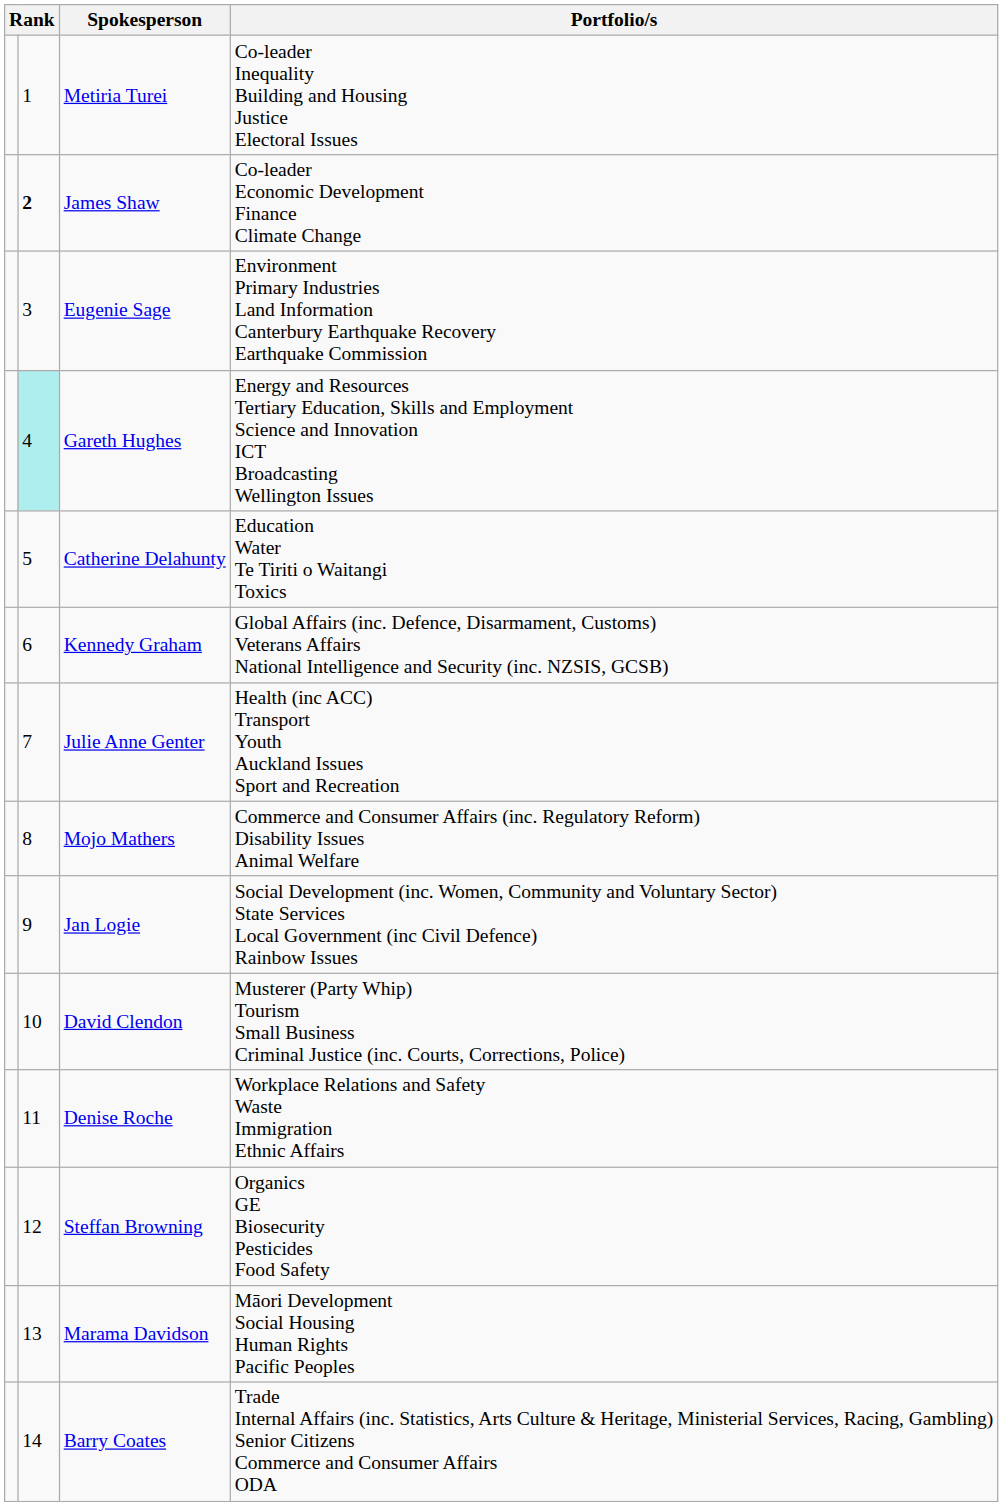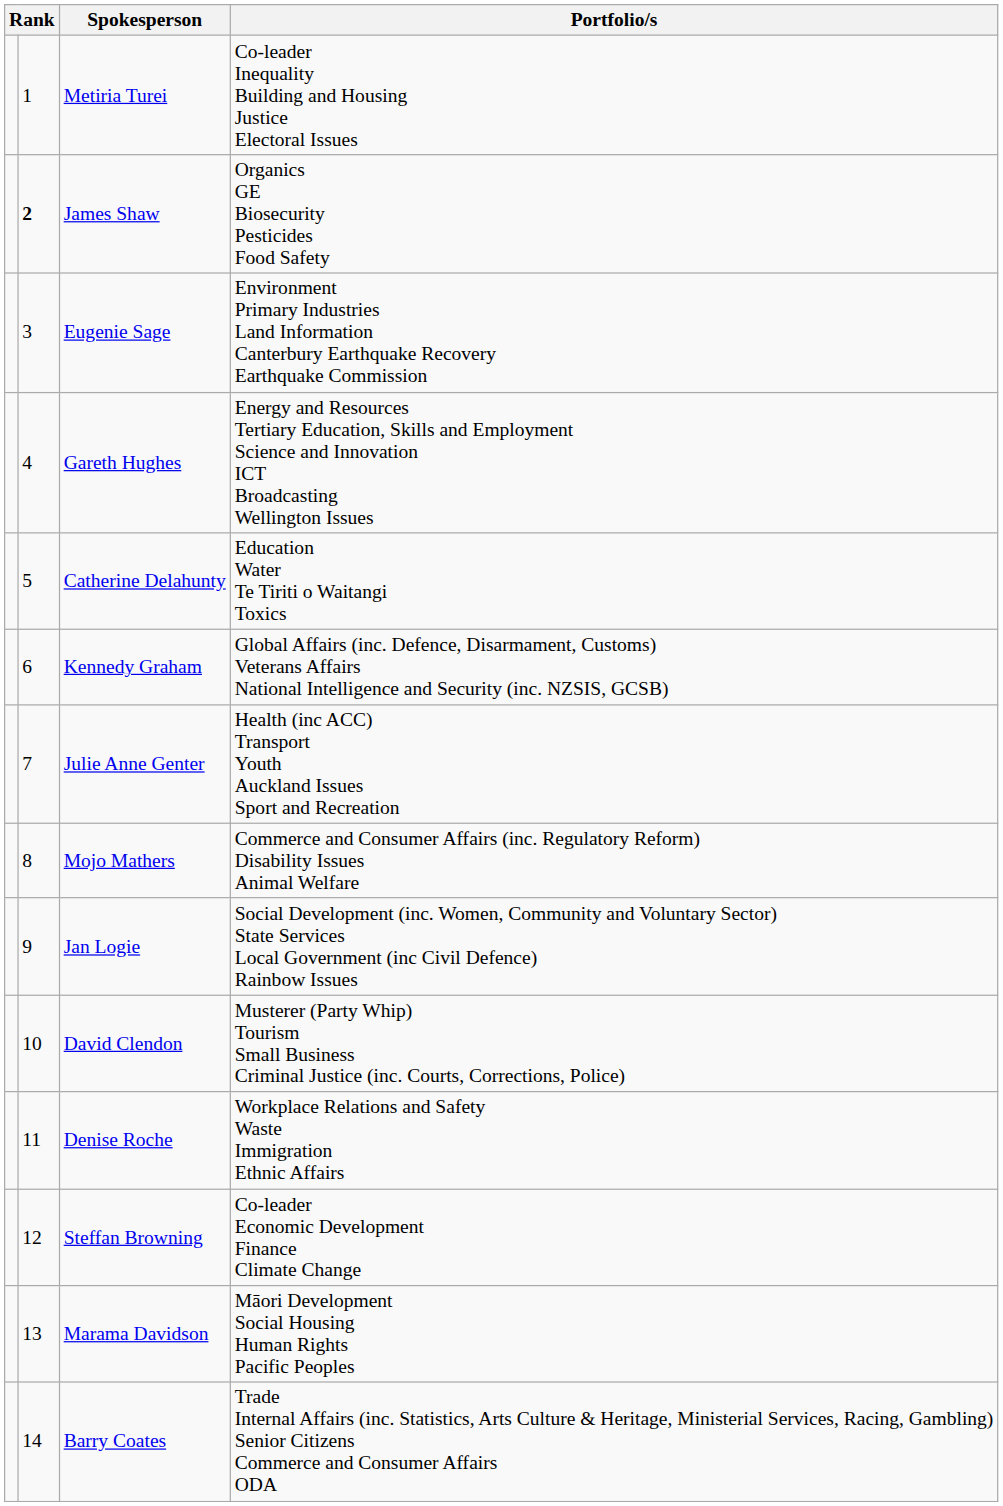(329, 202) Co-leader Economic Development Finance Climate Change -> (282, 213) Organics GE Biosecurity Pesticides Food Safety
(27, 440) paleturquoise background -> (27, 462) no background
(282, 1225) Organics GE Biosecurity Pesticides Food Safety -> (329, 1236) Co-leader Economic Development Finance Climate Change
